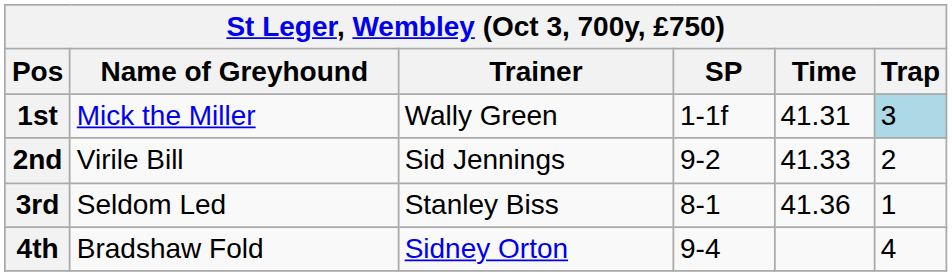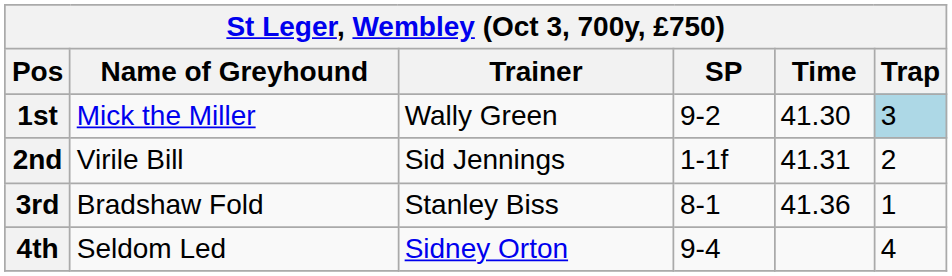(704, 115) 1-1f -> (700, 115) 9-2
(815, 115) 41.31 -> (815, 115) 41.30
(700, 159) 9-2 -> (704, 159) 1-1f
(815, 159) 41.33 -> (815, 159) 41.31
(151, 204) Seldom Led -> (170, 204) Bradshaw Fold
(170, 248) Bradshaw Fold -> (151, 248) Seldom Led
